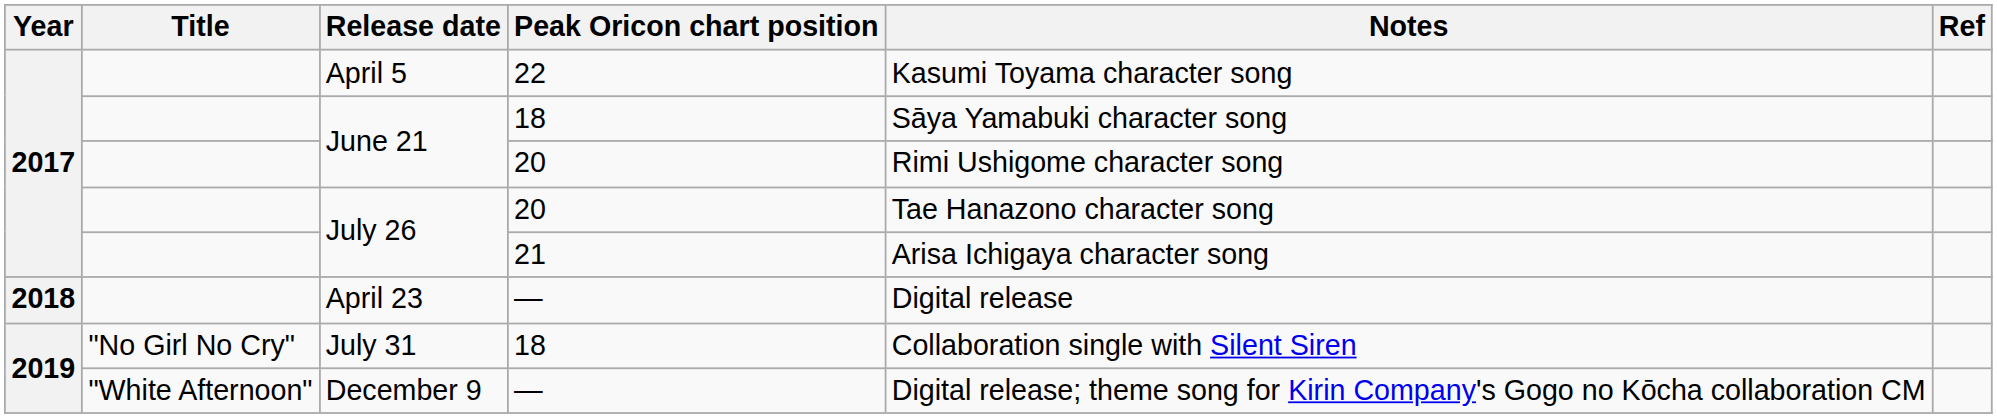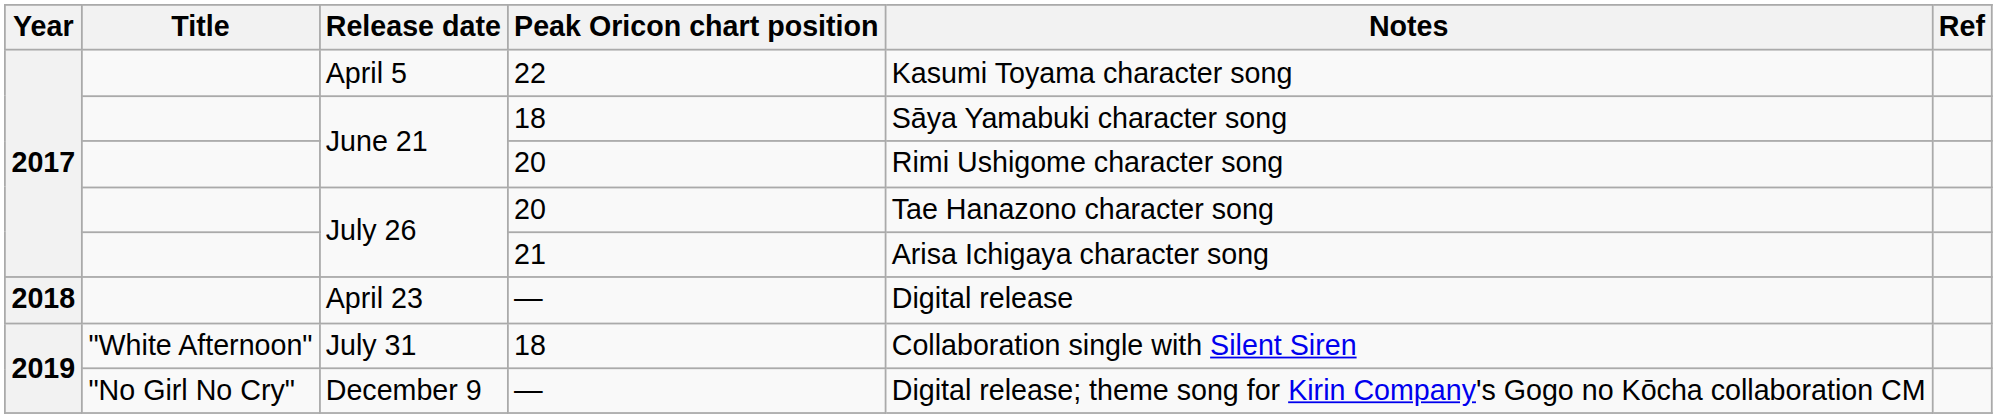(192, 345) "No Girl No Cry" -> (200, 345) "White Afternoon"
(200, 390) "White Afternoon" -> (192, 390) "No Girl No Cry"
